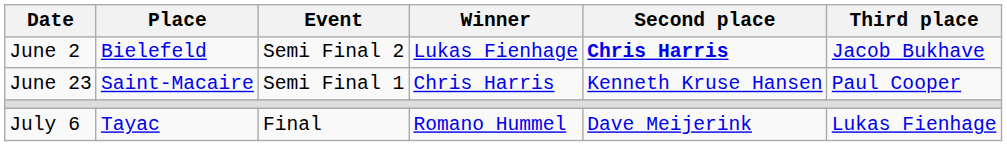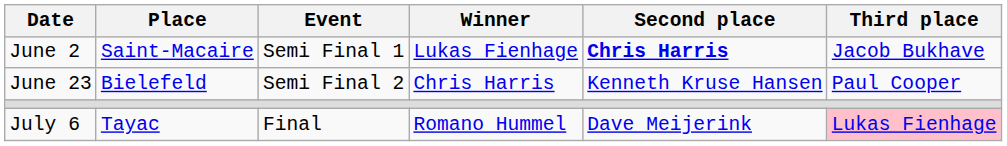(154, 52) Bielefeld -> (177, 52) Saint-Macaire
(334, 52) Semi Final 2 -> (334, 52) Semi Final 1
(177, 84) Saint-Macaire -> (154, 84) Bielefeld
(334, 84) Semi Final 1 -> (334, 84) Semi Final 2
(914, 125) no background -> (914, 125) pink background
